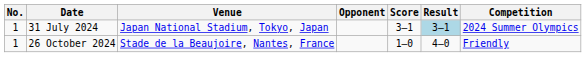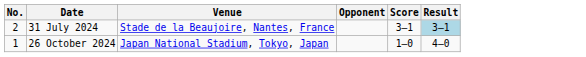- column: (521, 12)
(15, 28) 1 -> (15, 28) 2
(224, 28) Japan National Stadium, Tokyo, Japan -> (227, 28) Stade de la Beaujoire, Nantes, France
(227, 44) Stade de la Beaujoire, Nantes, France -> (224, 44) Japan National Stadium, Tokyo, Japan
